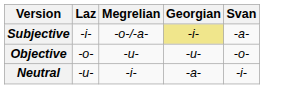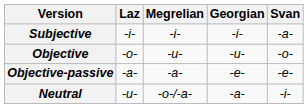(131, 34) -o-/-a- -> (175, 34) -i-
(193, 34) khaki background -> (237, 34) no background
+ row: (60, 73)
(131, 73) -i- -> (175, 93) -o-/-a-
